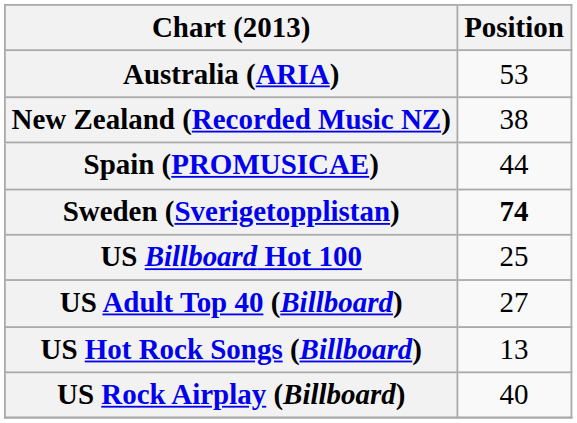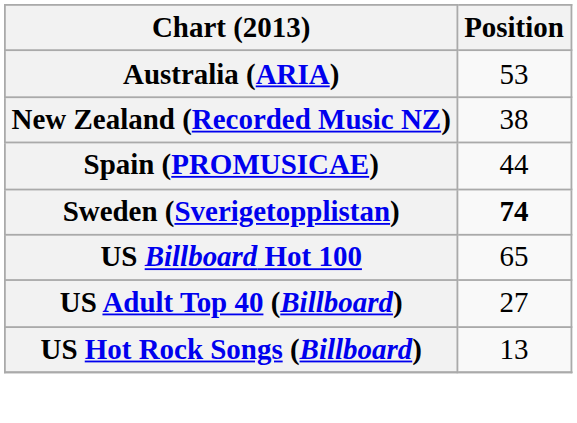(514, 257) 25 -> (514, 257) 65
- row: (231, 394)
